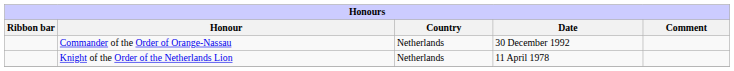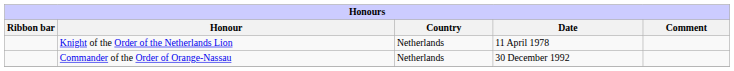rows swapped: (146, 58) <-> (146, 43)
